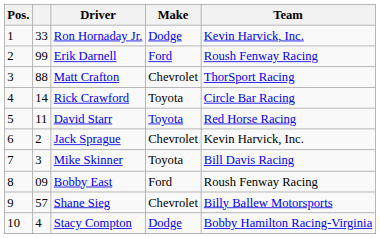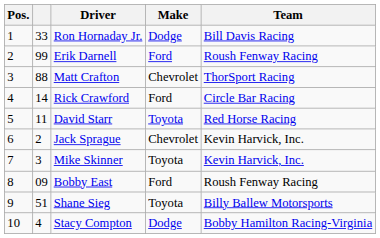(254, 35) Kevin Harvick, Inc. -> (249, 35) Bill Davis Racing
(166, 98) Toyota -> (160, 98) Ford
(249, 160) Bill Davis Racing -> (254, 160) Kevin Harvick, Inc.
(42, 202) 57 -> (42, 202) 51
(173, 202) Chevrolet -> (166, 202) Toyota
